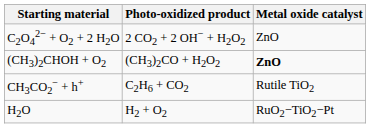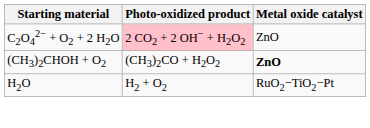(185, 37) no background -> (185, 37) pink background
- row: (45, 87)
